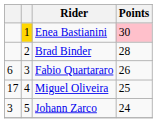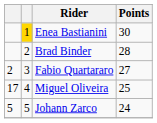(125, 32) pink background -> (125, 32) no background
(10, 70) 6 -> (10, 70) 2
(125, 70) 26 -> (125, 70) 27
(10, 107) 3 -> (10, 107) 5
